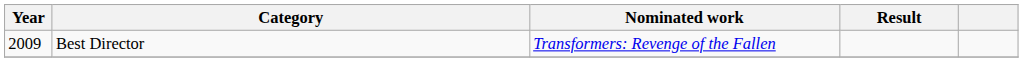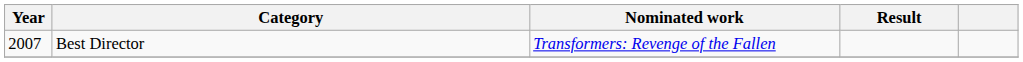(25, 43) 2009 -> (25, 43) 2007
